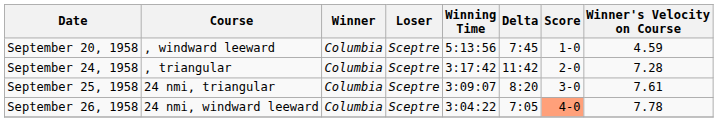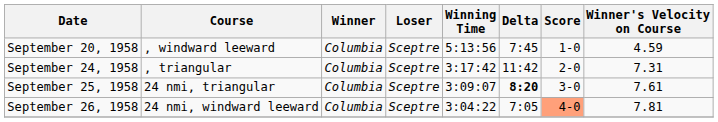(648, 68) 7.28 -> (648, 68) 7.31
(524, 87) normal -> (524, 87) bold
(648, 107) 7.78 -> (648, 107) 7.81
